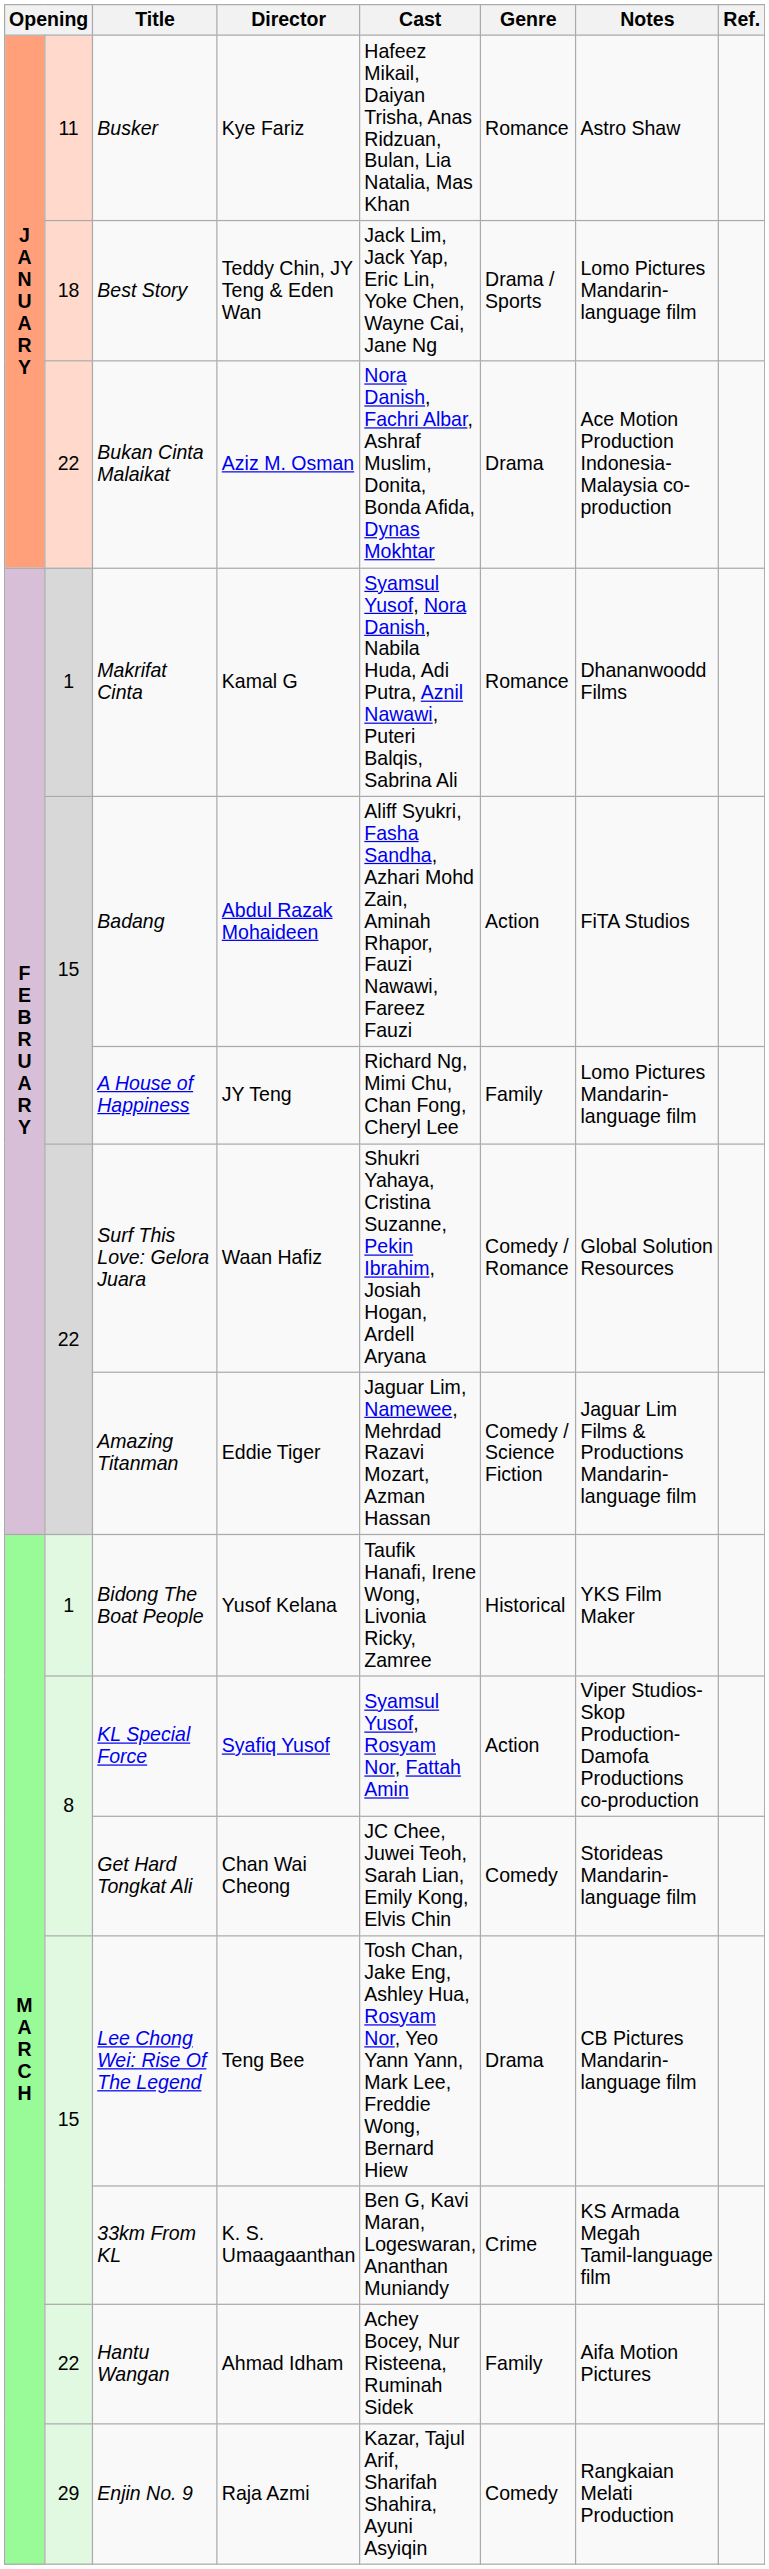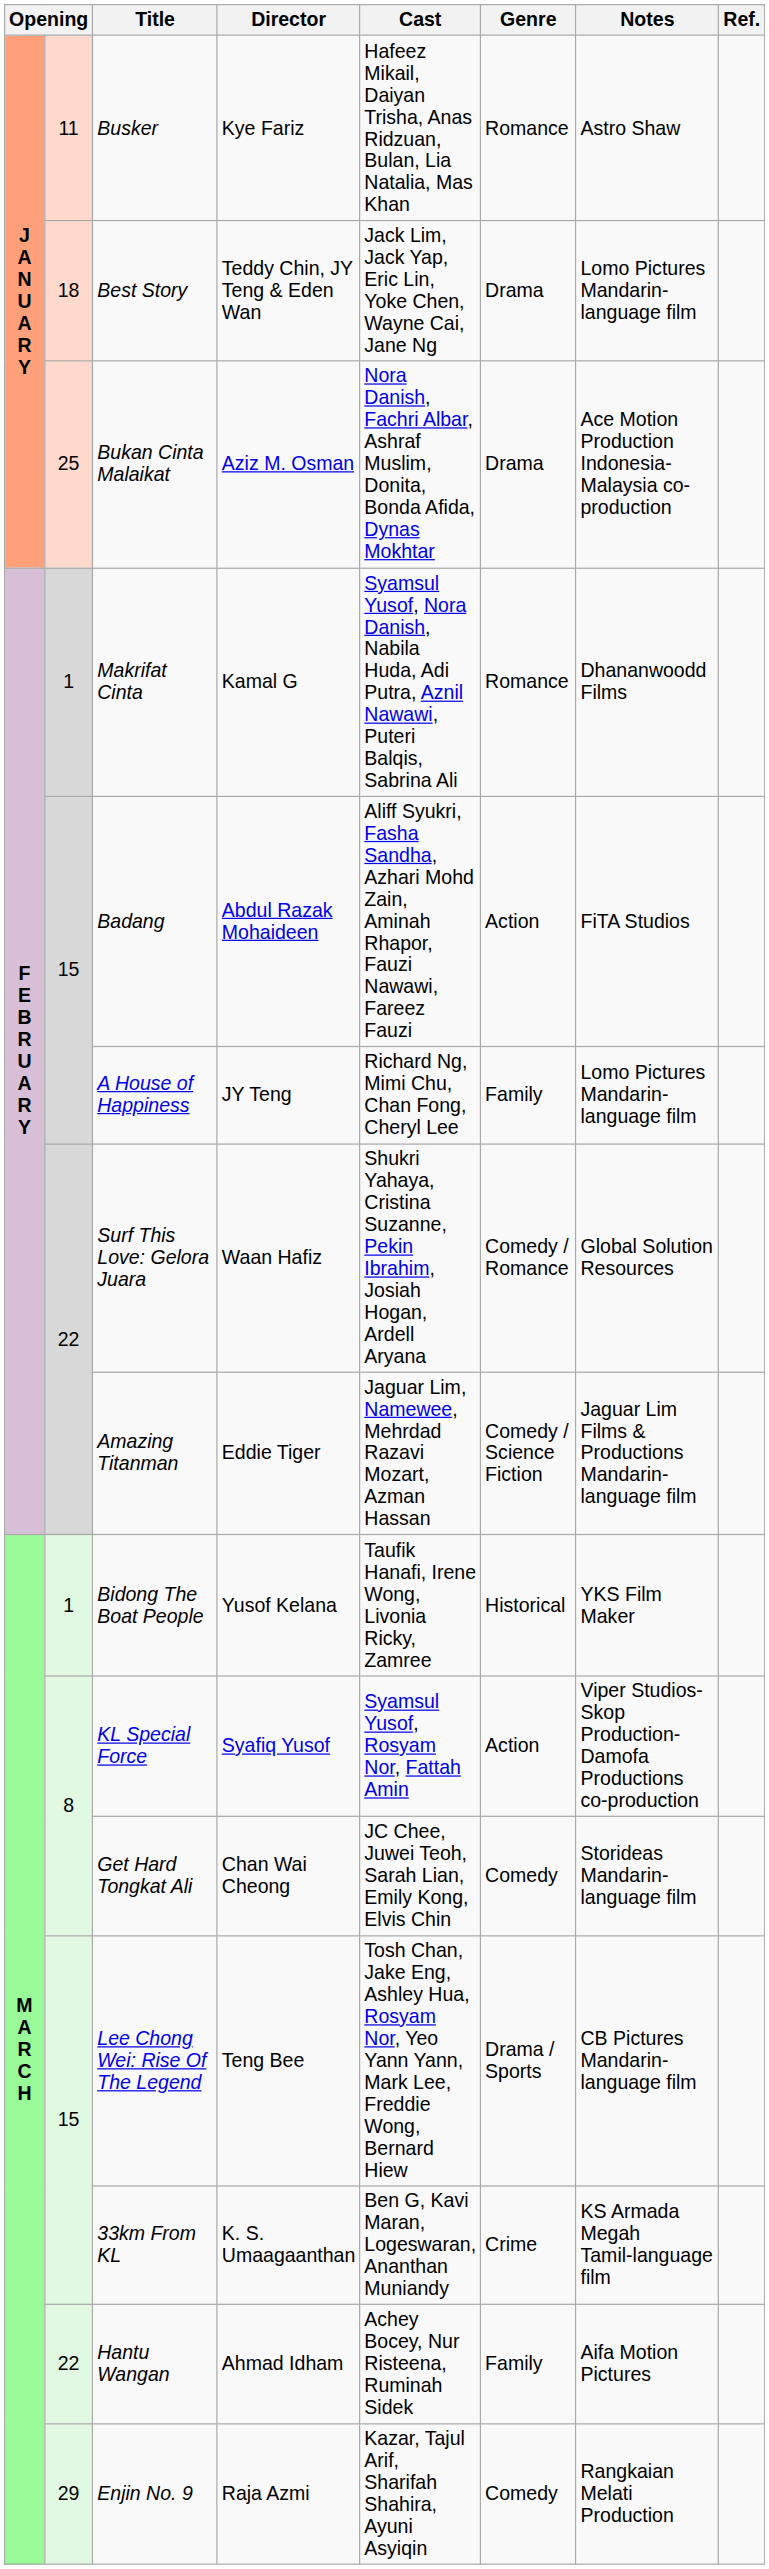(520, 290) Drama / Sports -> (514, 290) Drama
(69, 464) 22 -> (69, 464) 25
(514, 2060) Drama -> (520, 2060) Drama / Sports
